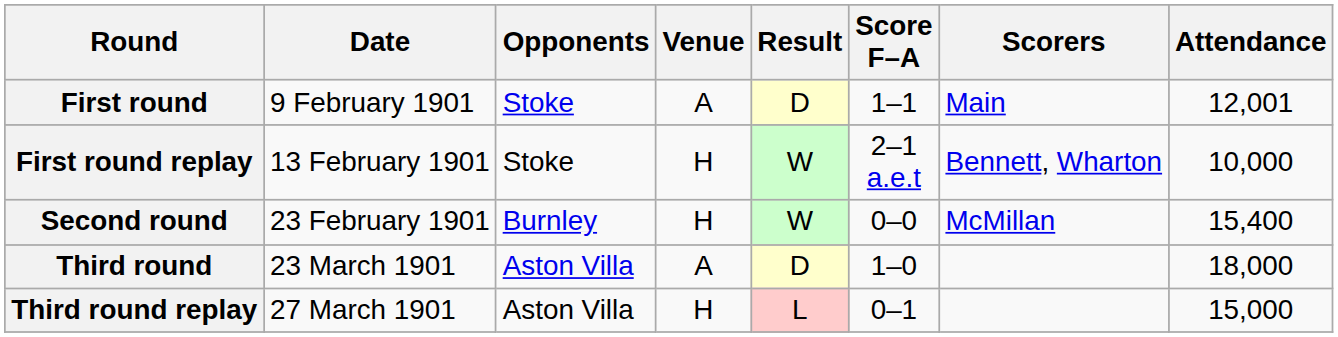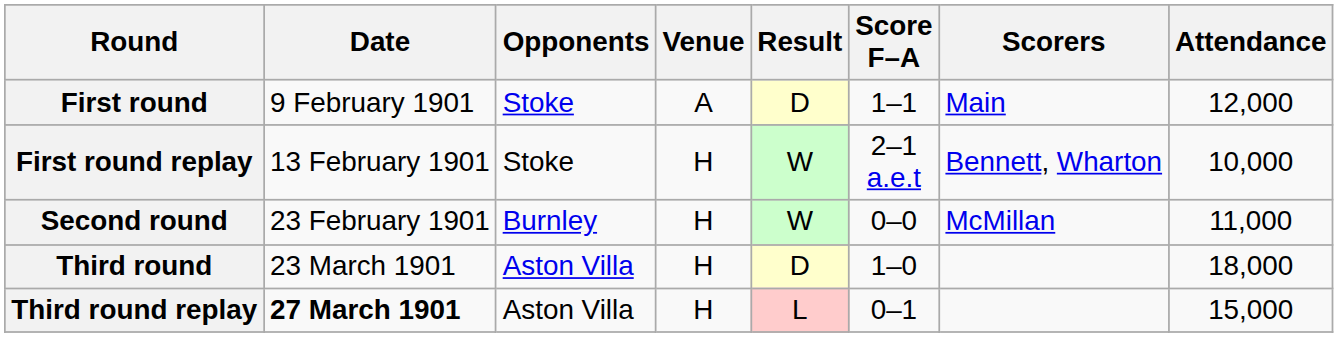(1251, 102) 12,001 -> (1251, 102) 12,000
(1251, 221) 15,400 -> (1251, 221) 11,000
(703, 265) A -> (703, 265) H
(363, 309) normal -> (365, 309) bold
